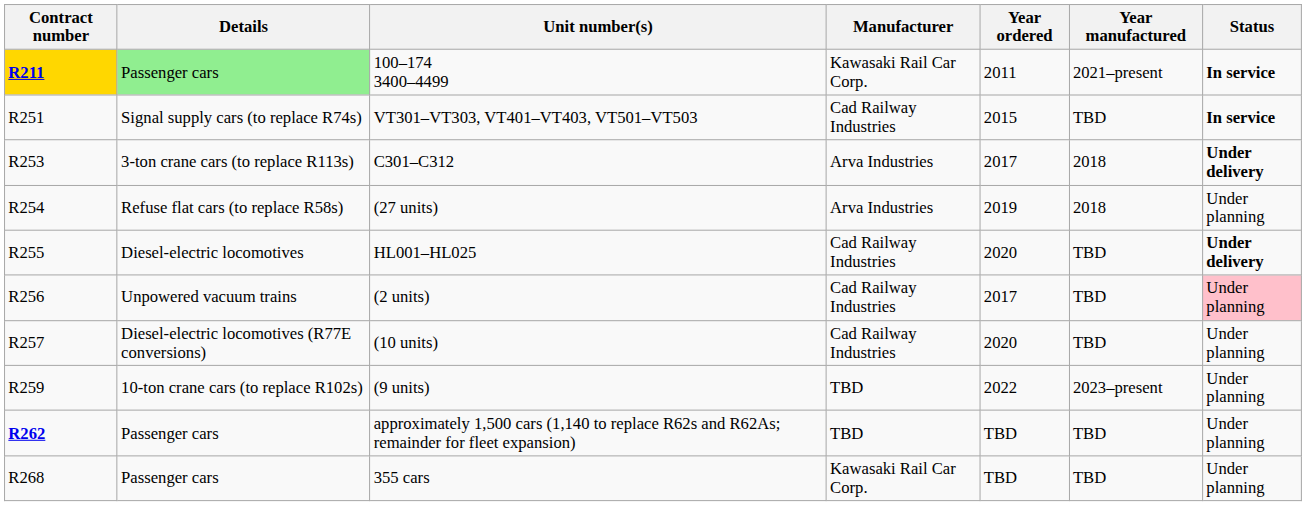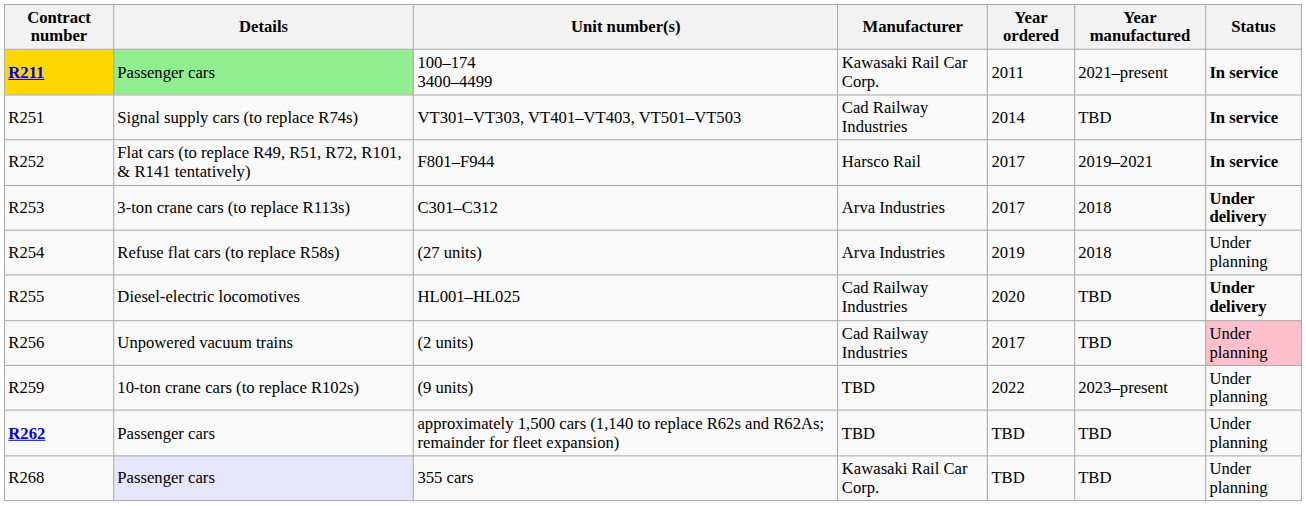(1000, 117) 2015 -> (1008, 117) 2014
+ row: (456, 162)
- row: (406, 342)
(170, 478) no background -> (166, 478) lavender background
